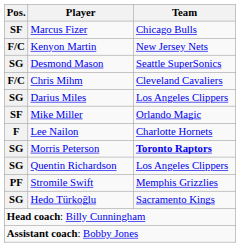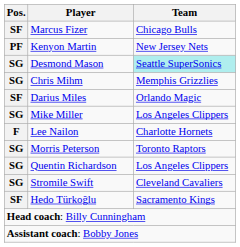(16, 47) F/C -> (16, 47) PF
(179, 64) no background -> (179, 64) paleturquoise background
(16, 81) F/C -> (16, 81) SG
(179, 81) Cleveland Cavaliers -> (177, 81) Memphis Grizzlies
(16, 98) SG -> (16, 98) SF
(182, 98) Los Angeles Clippers -> (169, 98) Orlando Magic
(16, 115) SF -> (16, 115) SG
(169, 115) Orlando Magic -> (182, 115) Los Angeles Clippers
(174, 149) bold -> (171, 149) normal
(16, 183) PF -> (16, 183) SG
(177, 183) Memphis Grizzlies -> (179, 183) Cleveland Cavaliers
(16, 200) SG -> (16, 200) SF
